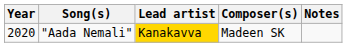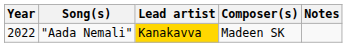(21, 33) 2020 -> (21, 33) 2022
